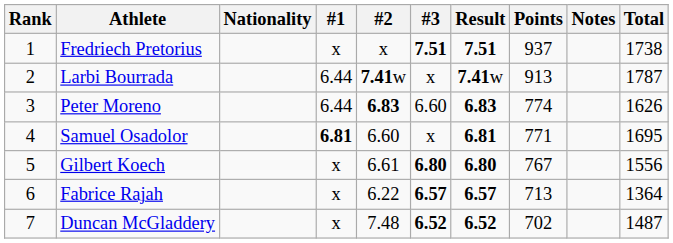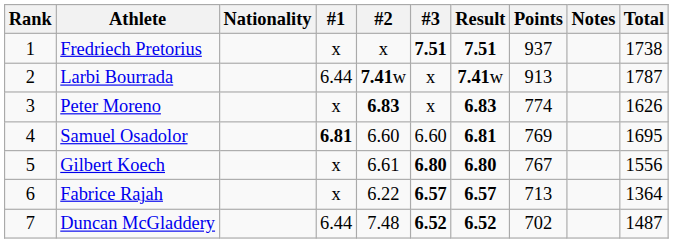(336, 106) 6.44 -> (336, 106) x
(431, 106) 6.60 -> (431, 106) x
(431, 135) x -> (431, 135) 6.60
(538, 135) 771 -> (538, 135) 769
(336, 223) x -> (336, 223) 6.44
